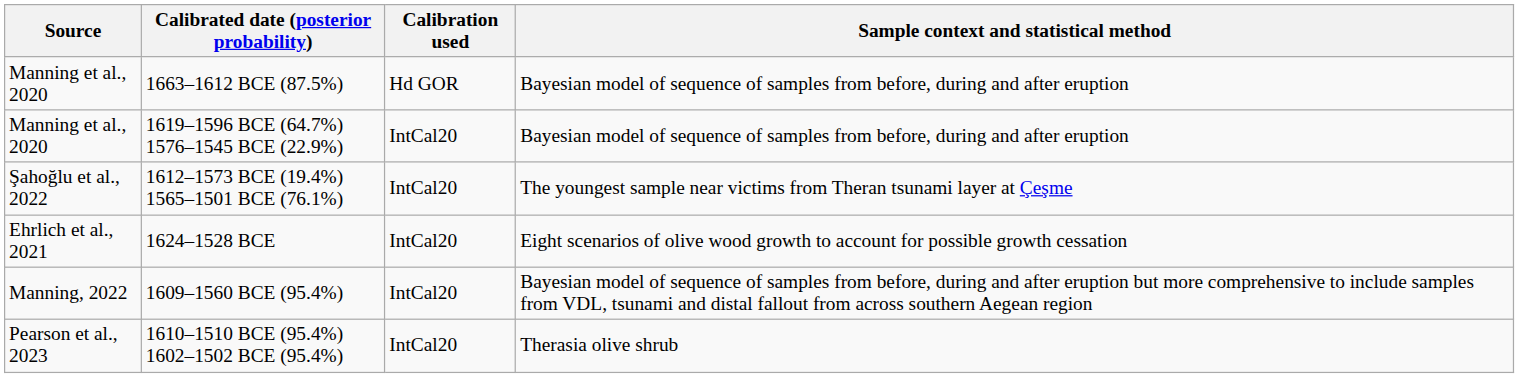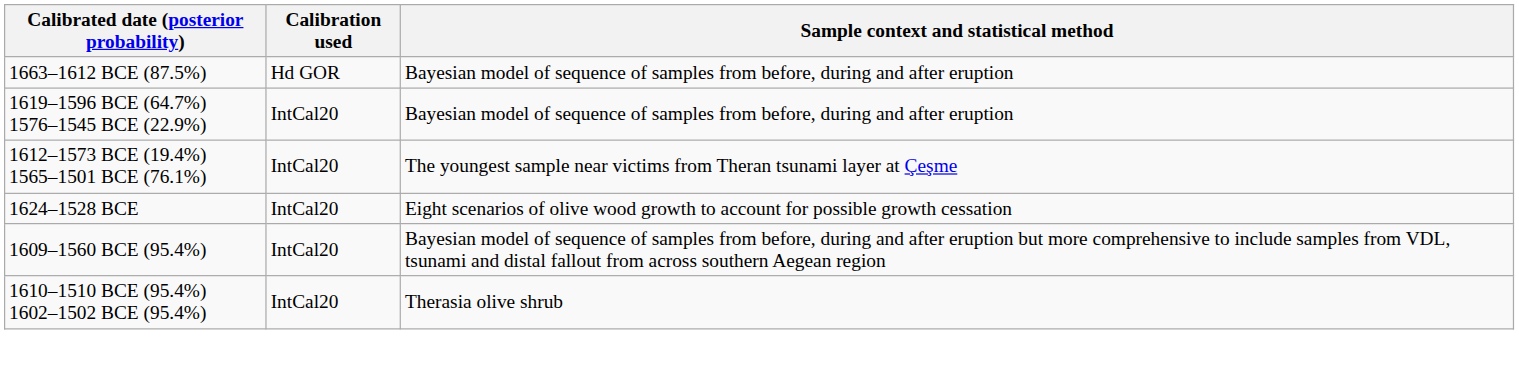- column: (73, 30)
